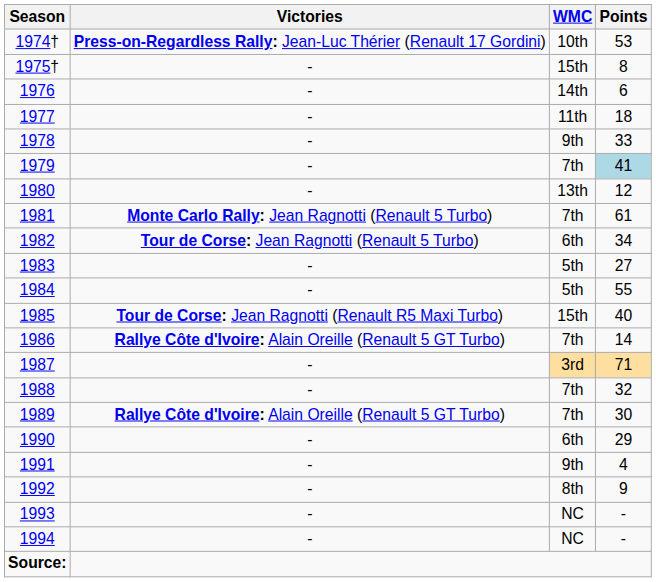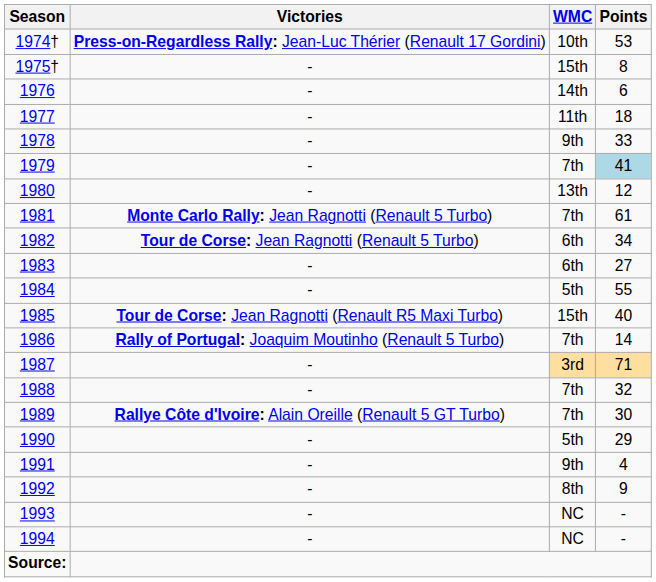(573, 265) 5th -> (573, 265) 6th
(310, 340) Rallye Côte d'Ivoire: Alain Oreille (Renault 5 GT Turbo) -> (310, 340) Rally of Portugal: Joaquim Moutinho (Renault 5 Turbo)
(573, 439) 6th -> (573, 439) 5th
